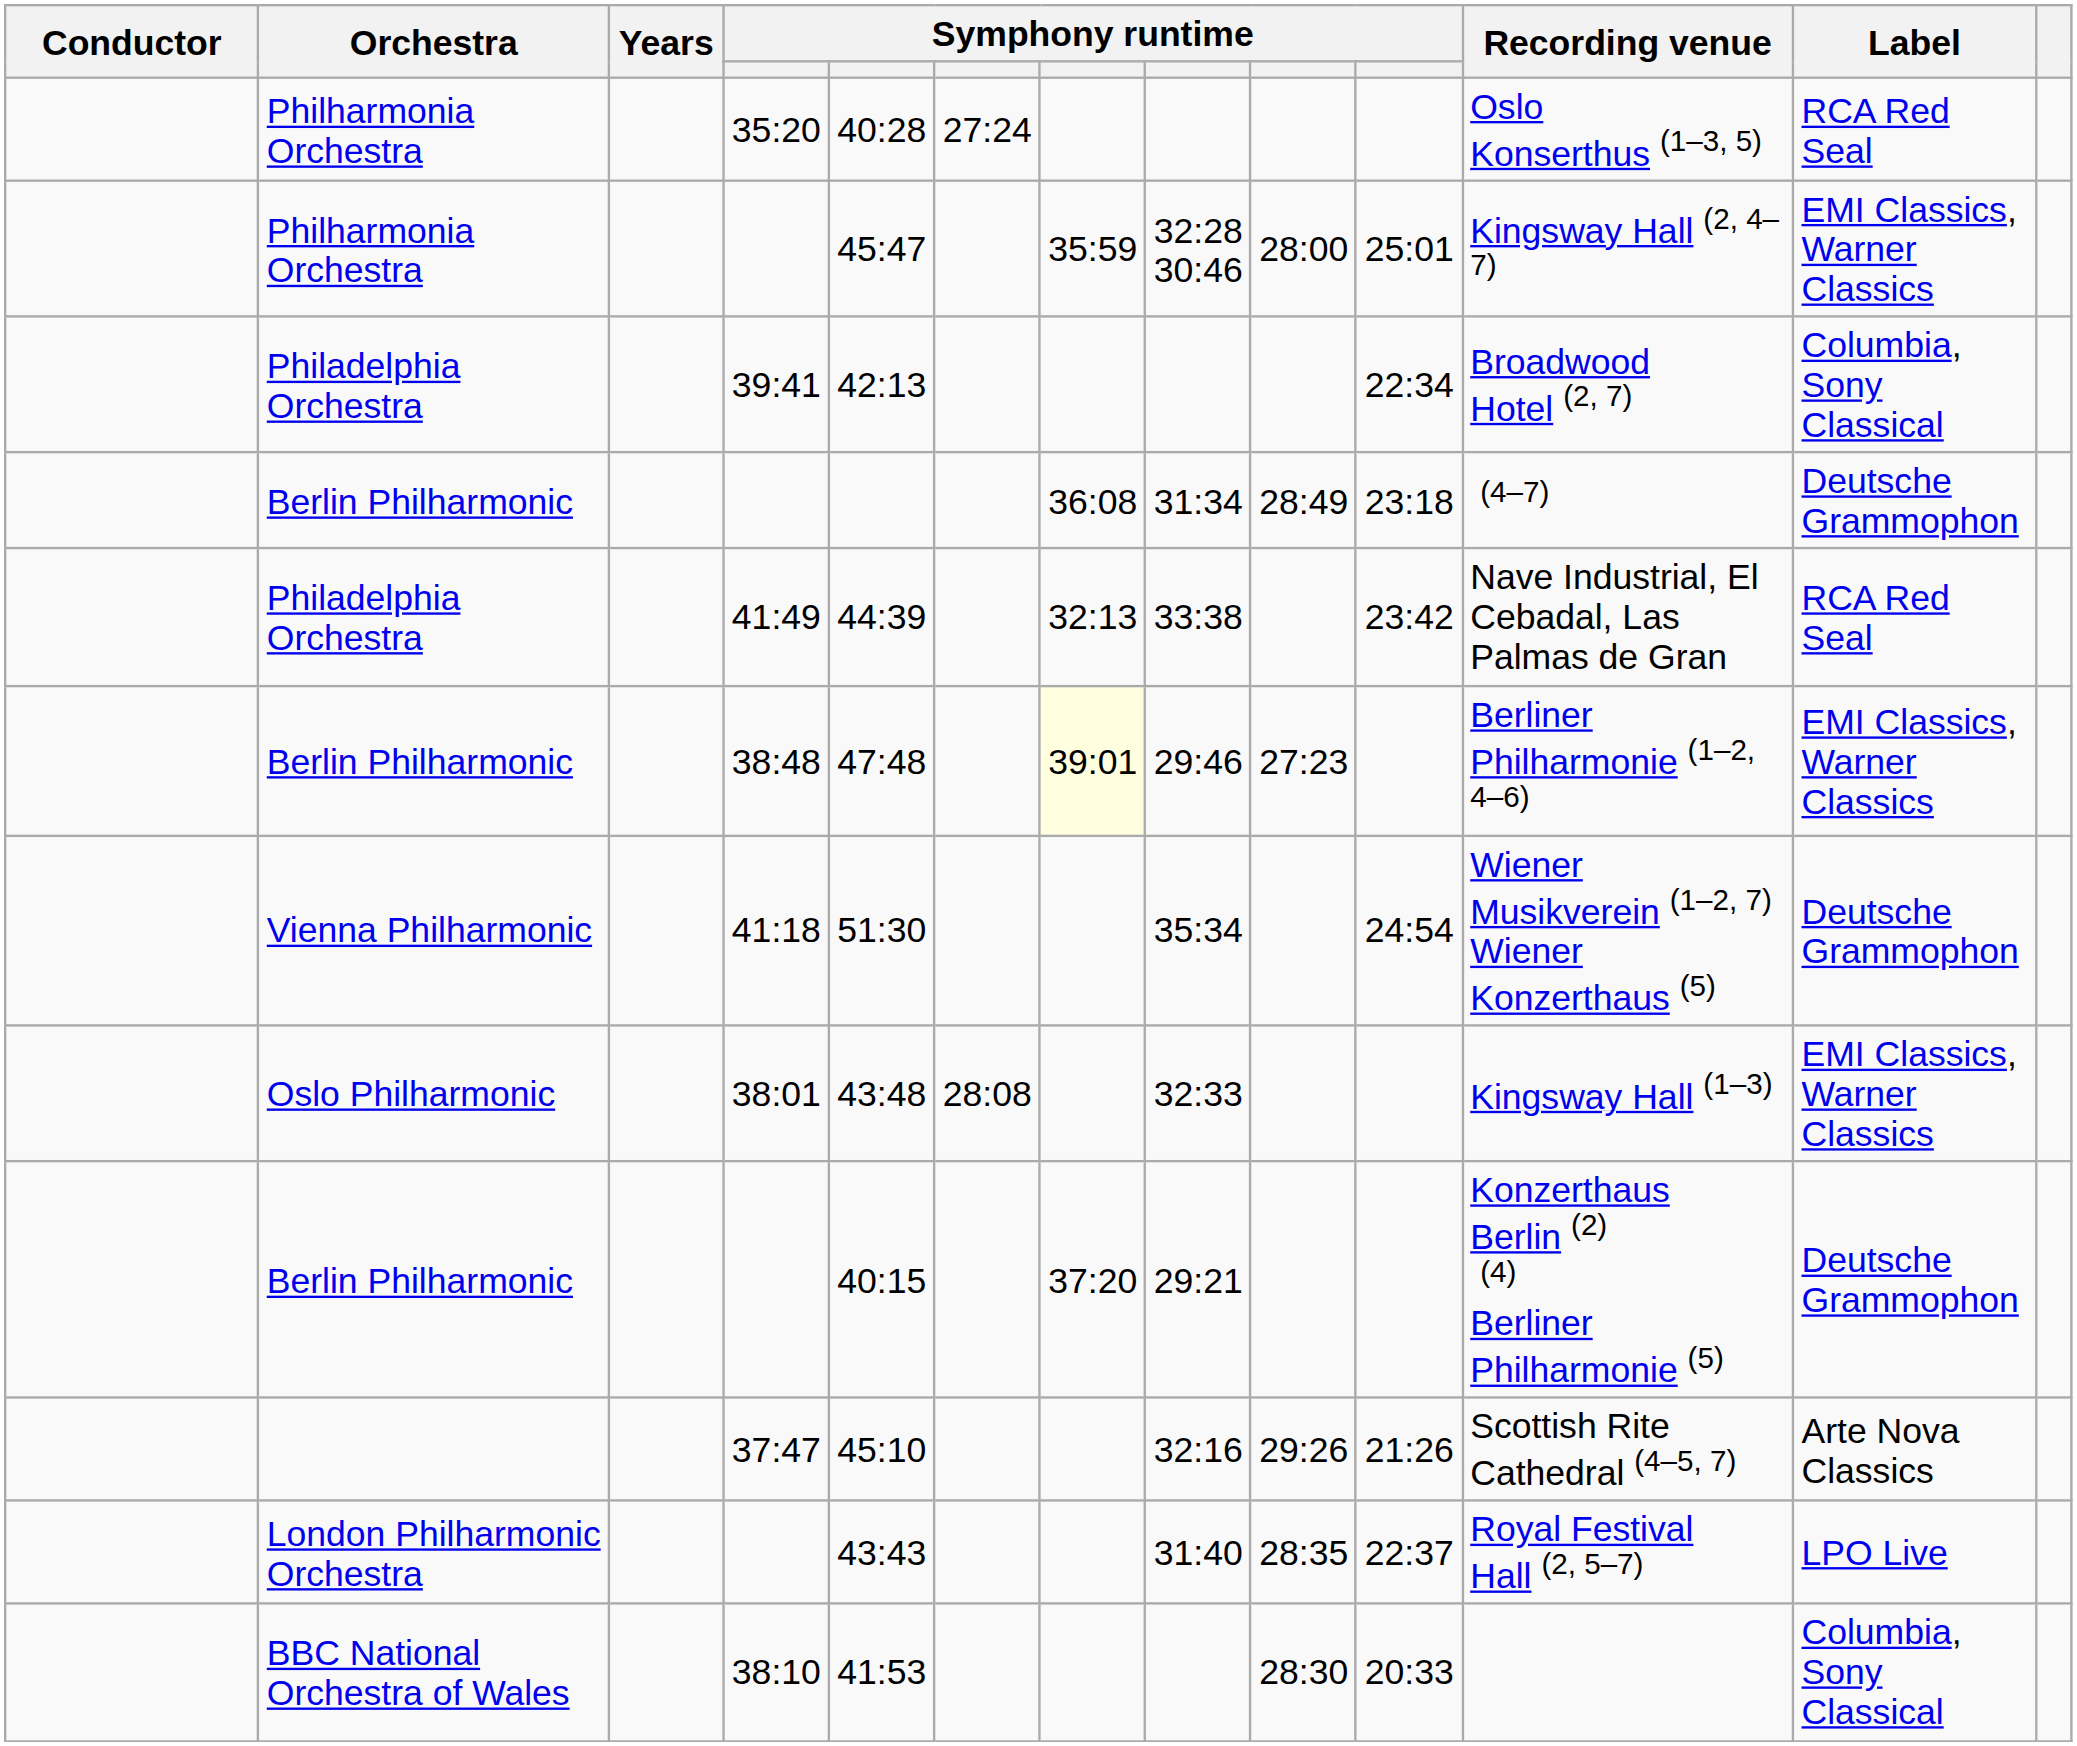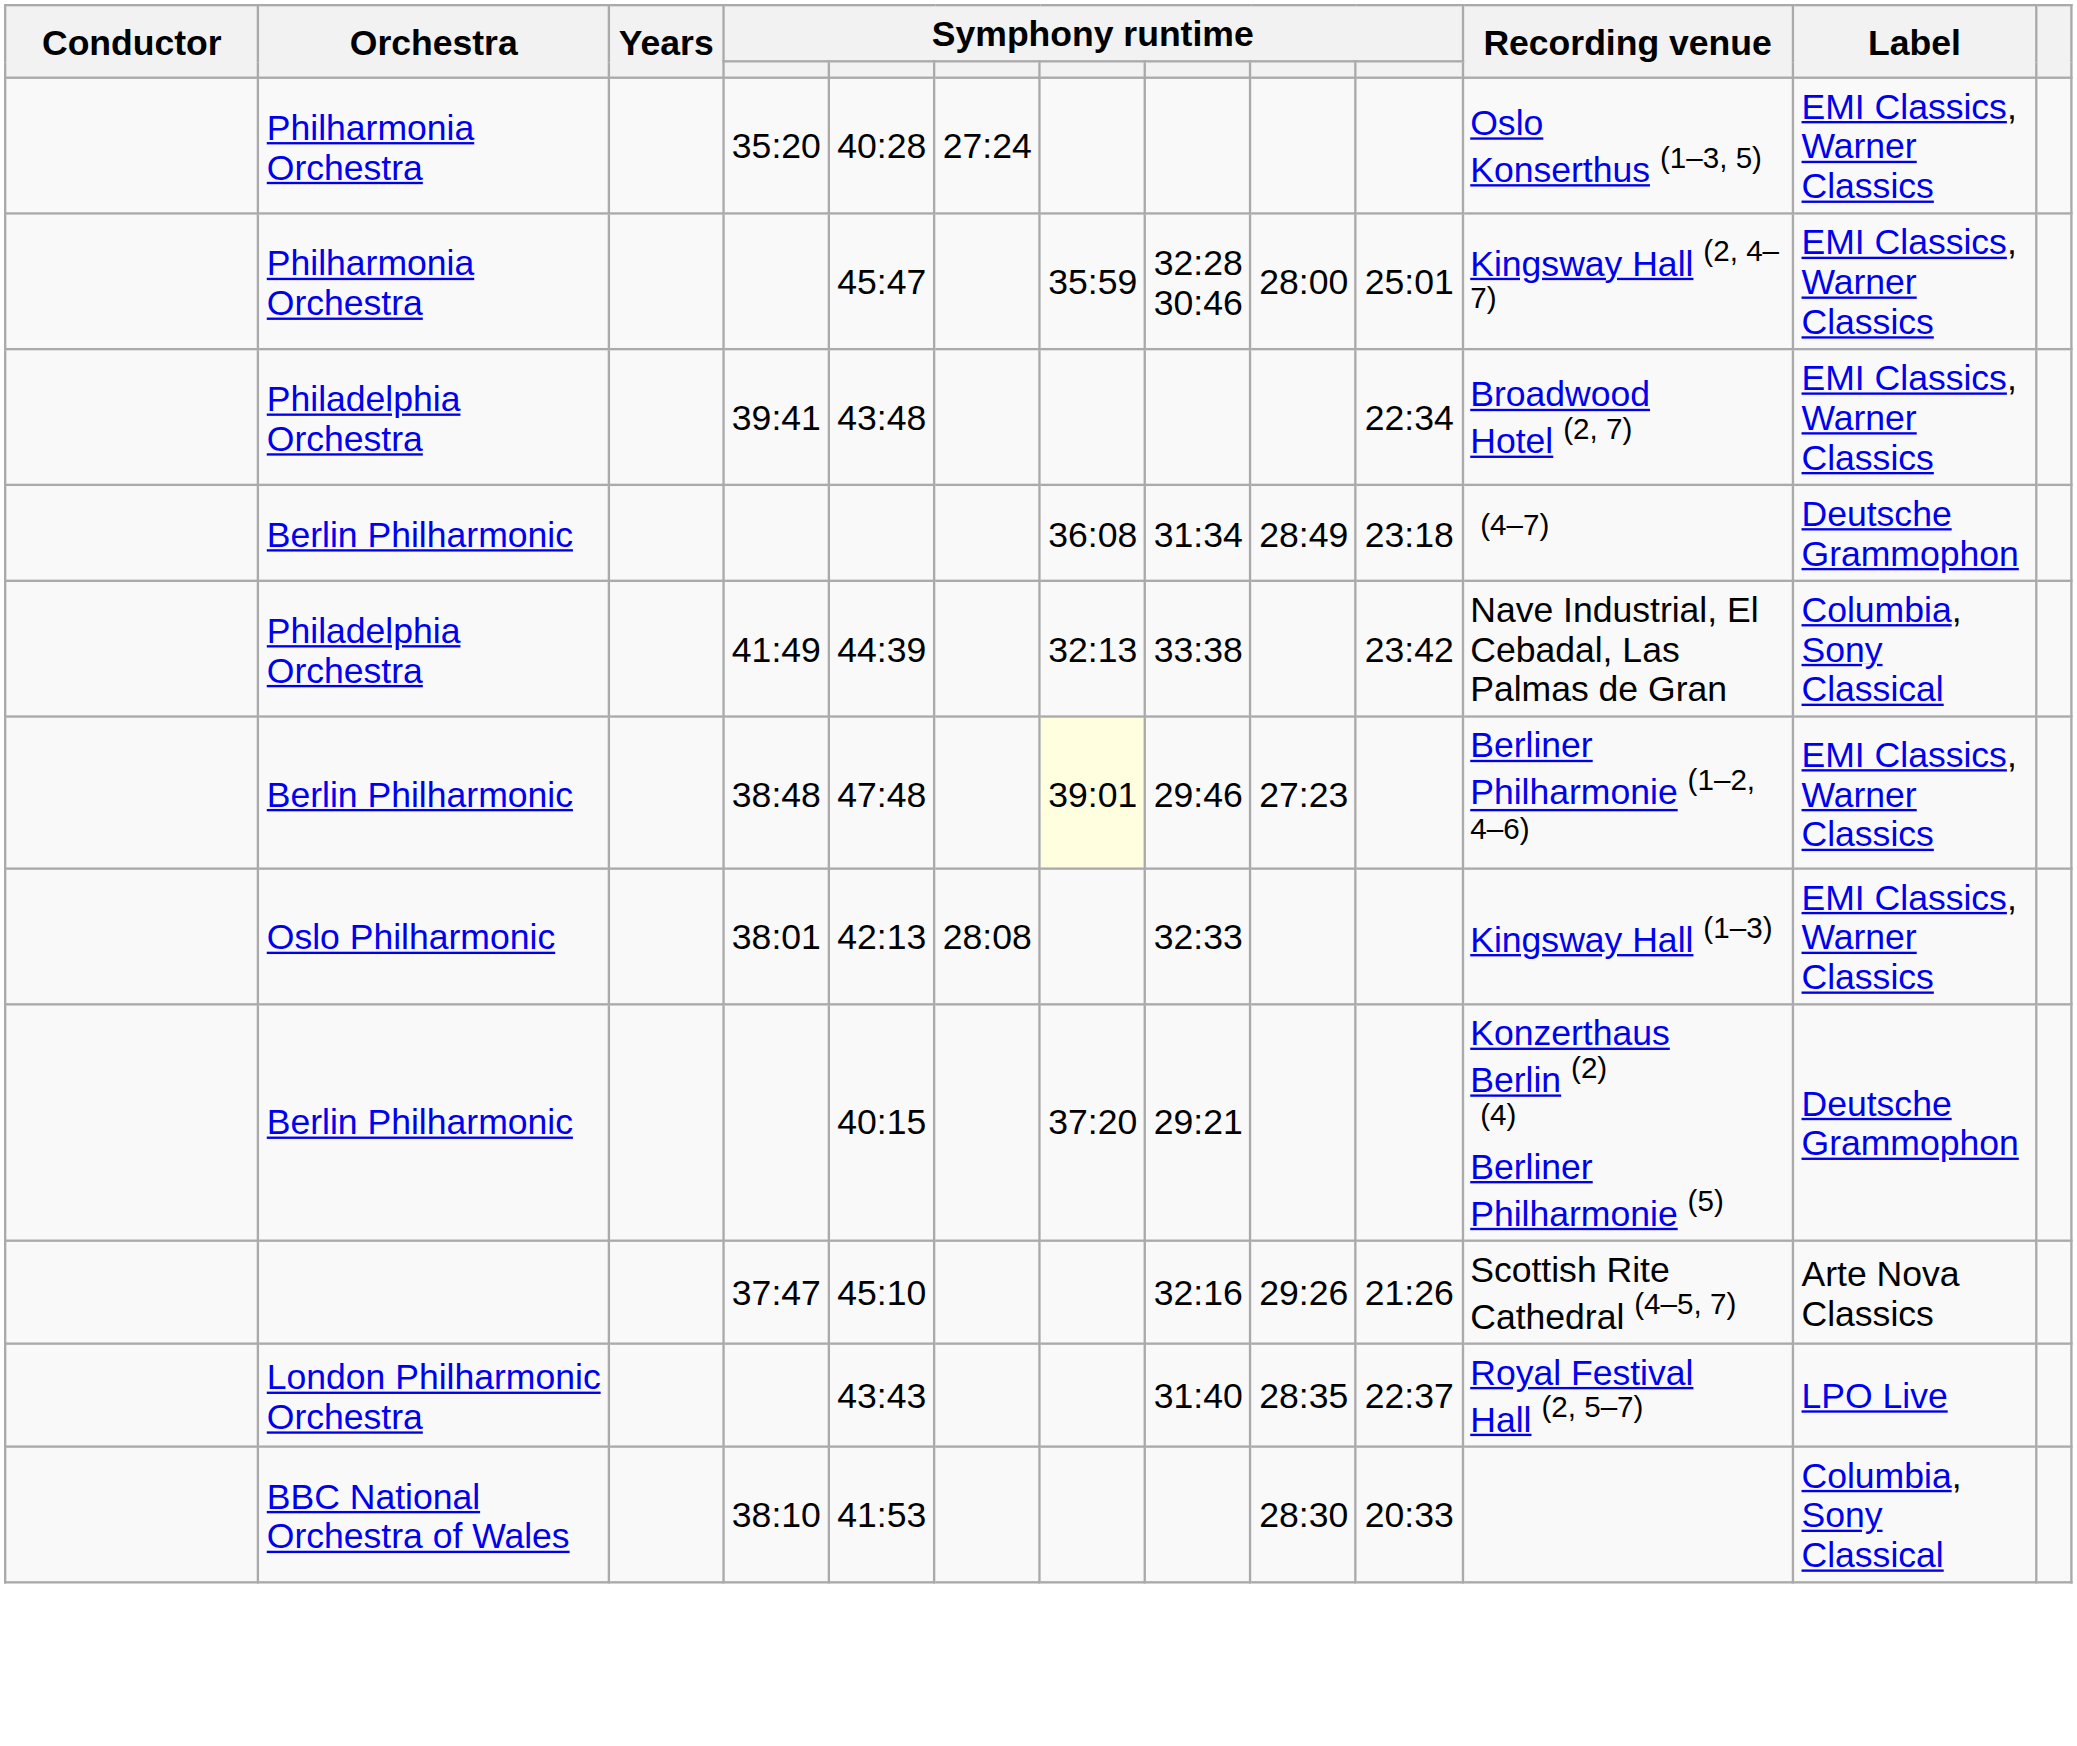(1876, 130) RCA Red Seal -> (1909, 146) EMI Classics, Warner Classics
(882, 385) 42:13 -> (882, 418) 43:48
(1882, 385) Columbia, Sony Classical -> (1909, 418) EMI Classics, Warner Classics
(1876, 617) RCA Red Seal -> (1882, 650) Columbia, Sony Classical
- row: (429, 930)
(882, 1093) 43:48 -> (882, 936) 42:13
